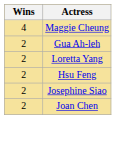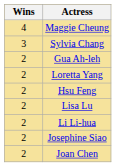+ row: (77, 43)
+ row: (77, 106)
+ row: (77, 122)
